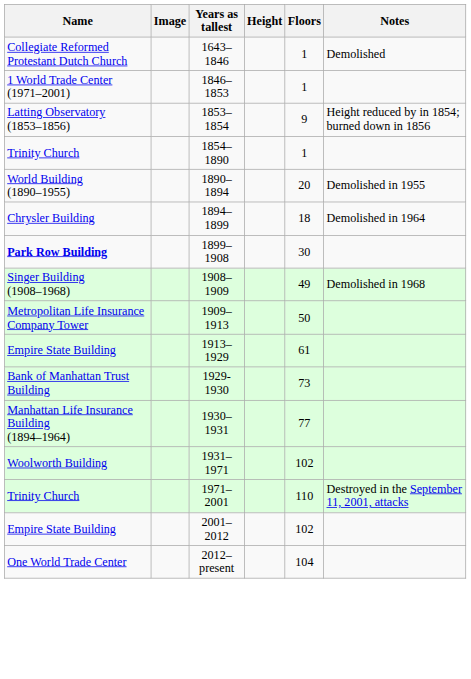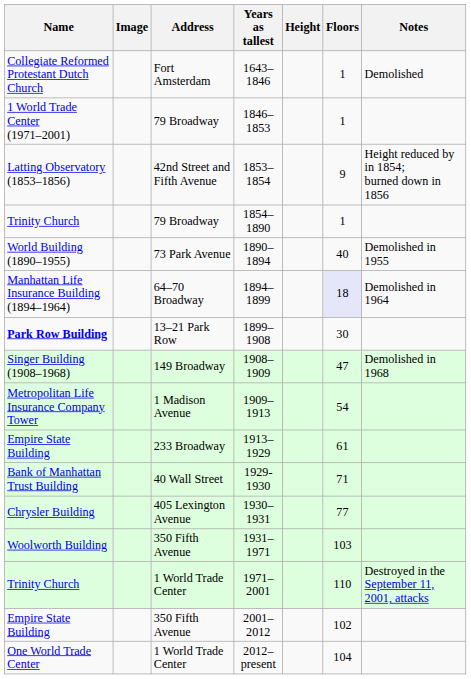+ column: (193, 27)
(304, 185) 20 -> (342, 254) 40
(51, 218) Chrysler Building -> (54, 294) Manhattan Life Insurance Building (1894–1964)
(304, 218) no background -> (342, 294) lavender background
(304, 284) 49 -> (342, 366) 47
(304, 317) 50 -> (342, 406) 54
(304, 383) 73 -> (342, 479) 71
(70, 423) Manhattan Life Insurance Building (1894–1964) -> (51, 512) Chrysler Building
(304, 463) 102 -> (342, 545) 103
